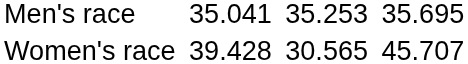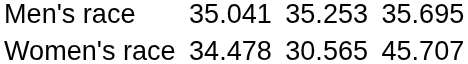(230, 51) 39.428 -> (230, 51) 34.478
